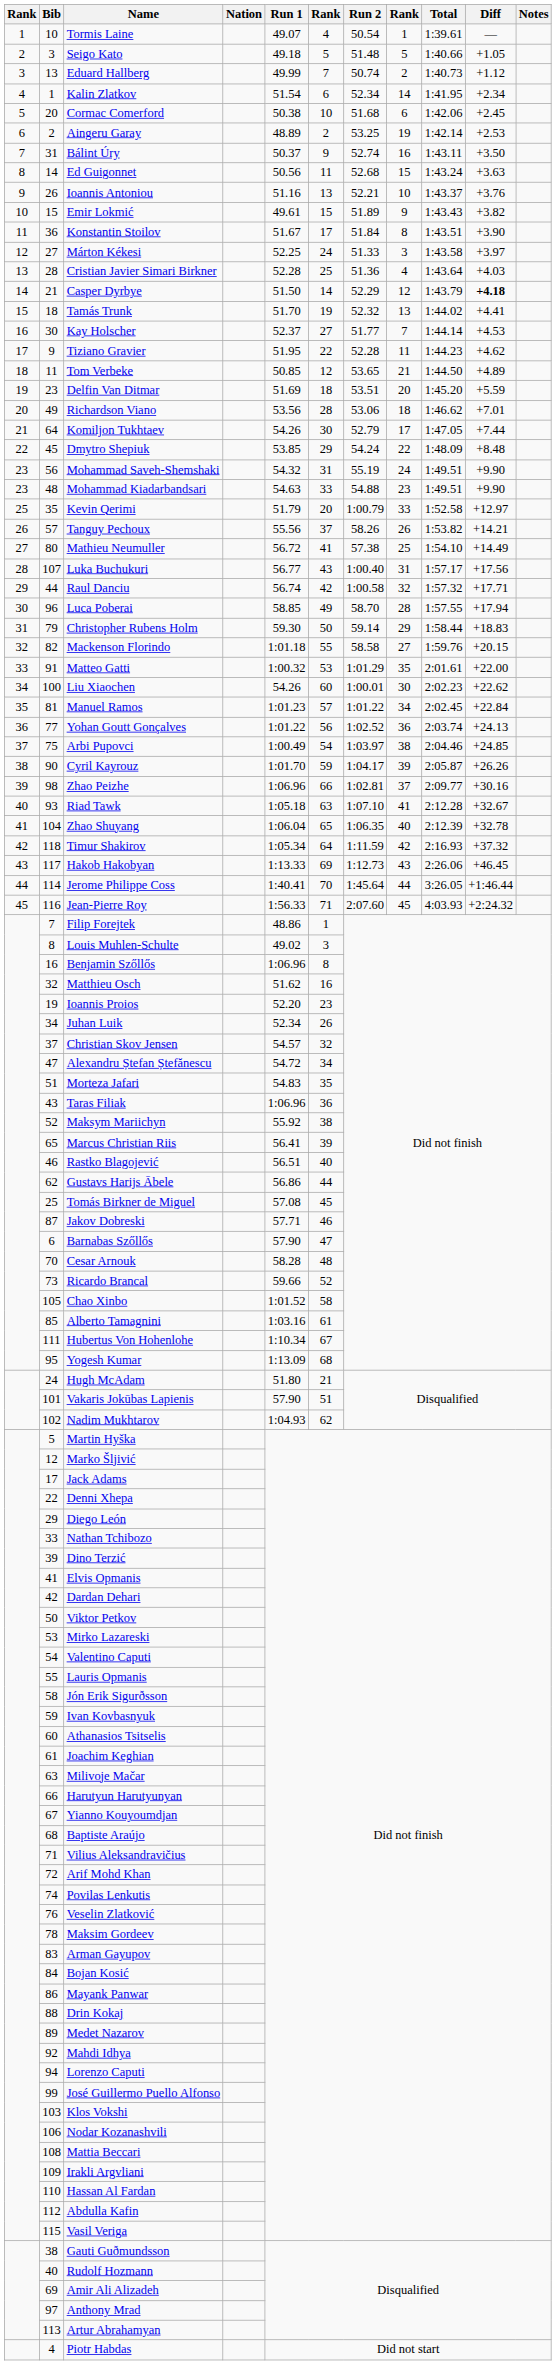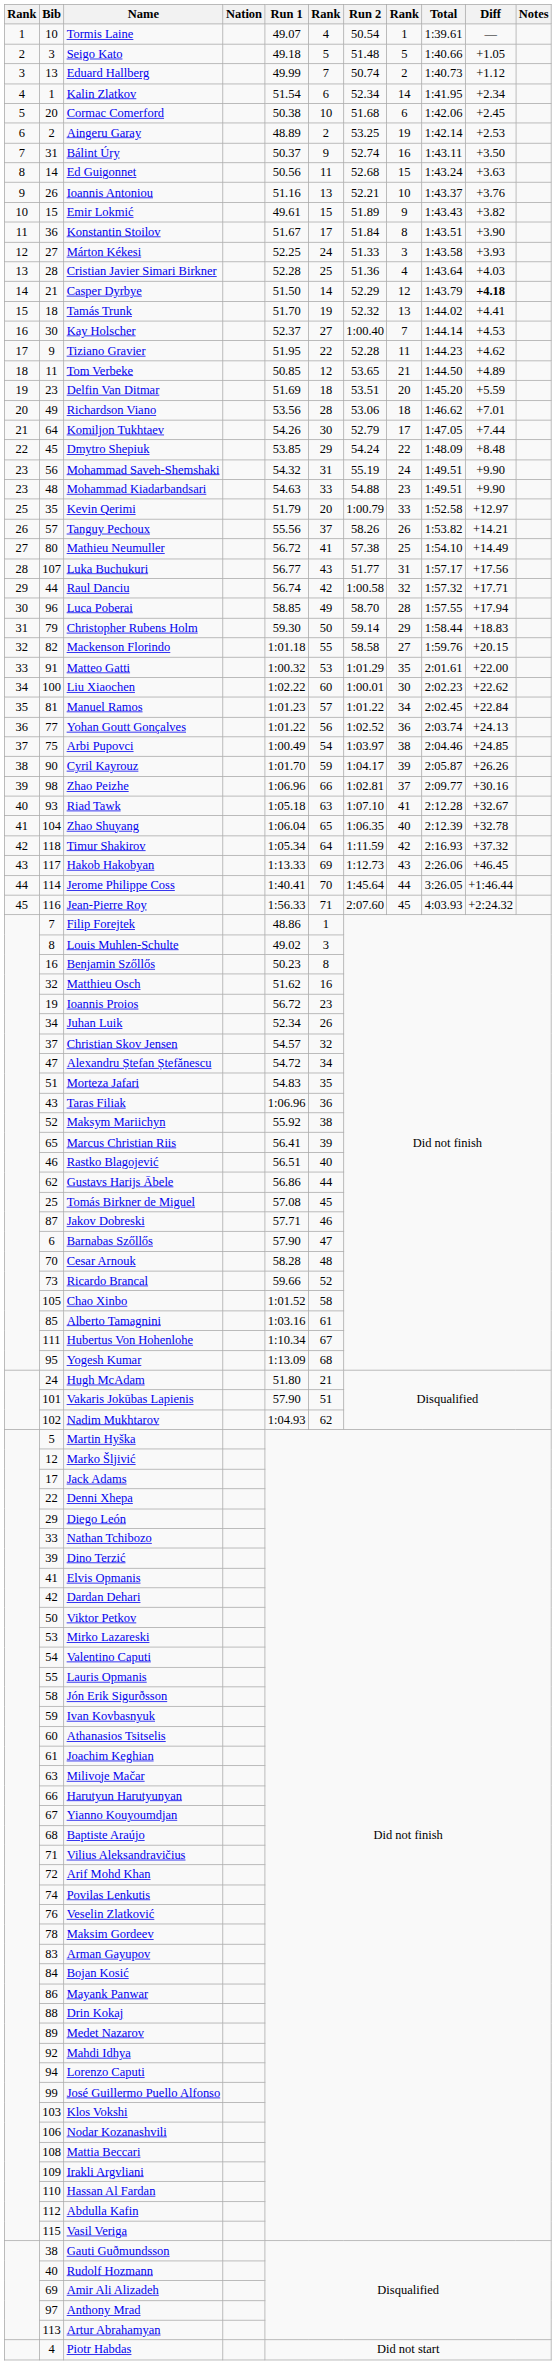(491, 251) +3.97 -> (491, 251) +3.93
(365, 331) 51.77 -> (365, 331) 1:00.40
(365, 568) 1:00.40 -> (365, 568) 51.77
(287, 687) 54.26 -> (287, 687) 1:02.22
(287, 964) 1:06.96 -> (287, 964) 50.23
(287, 1004) 52.20 -> (287, 1004) 56.72
